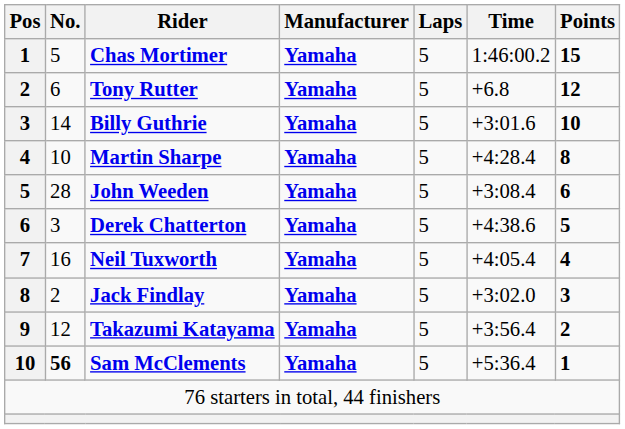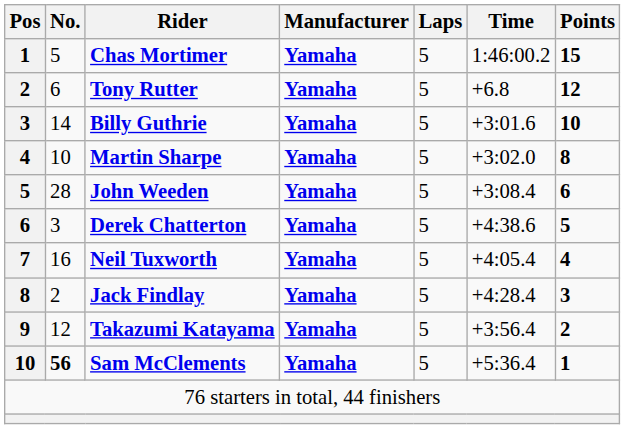(504, 158) +4:28.4 -> (504, 158) +3:02.0
(504, 294) +3:02.0 -> (504, 294) +4:28.4
